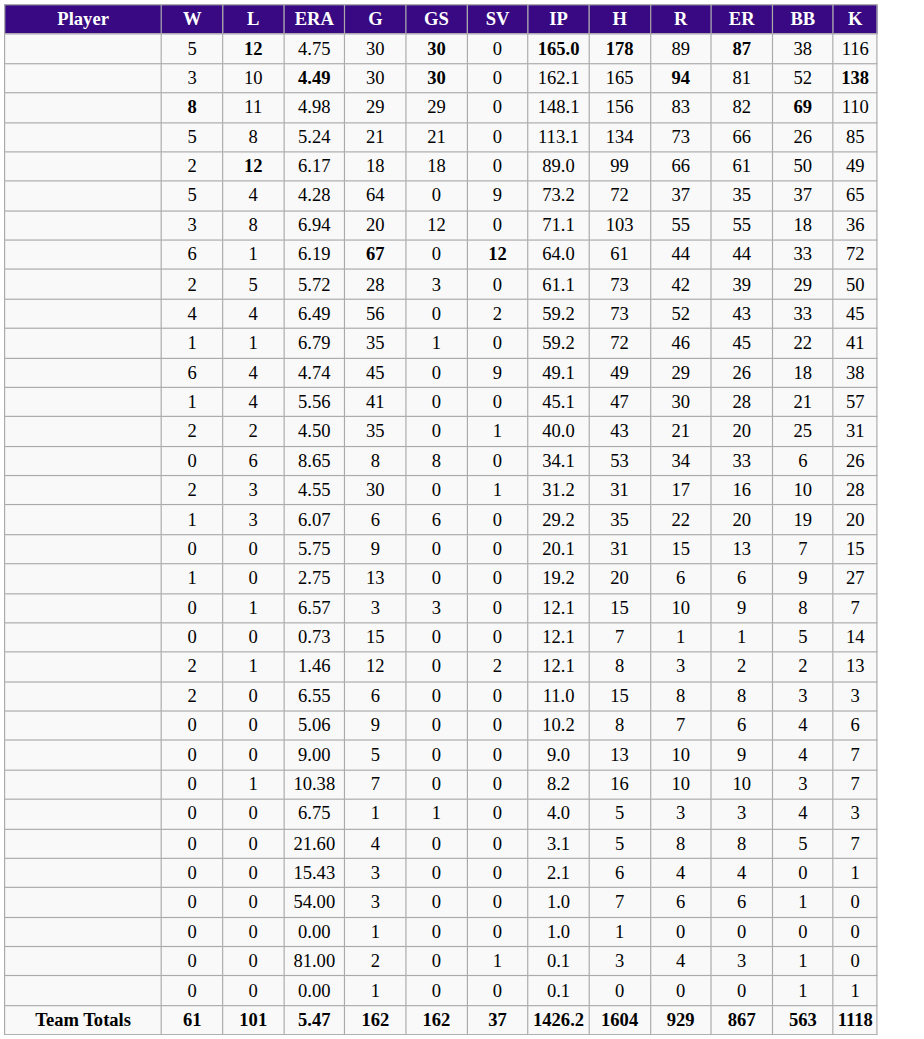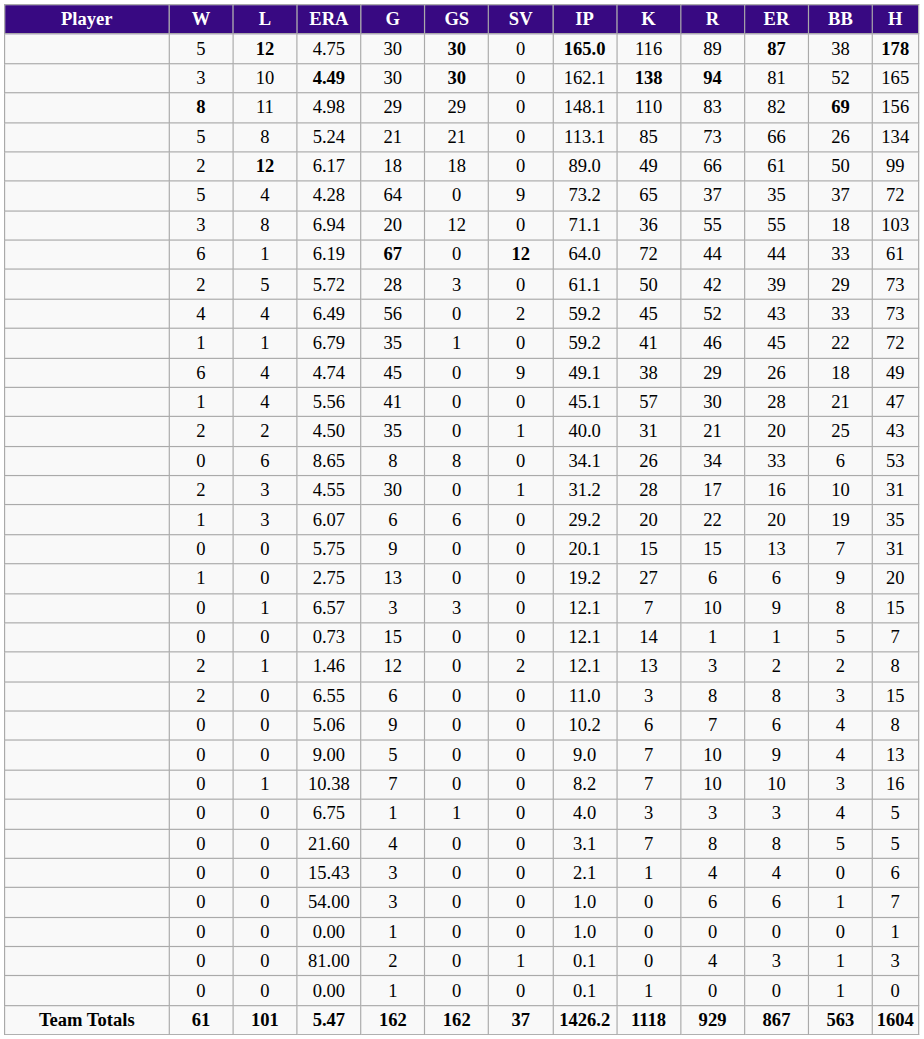columns swapped: (620, 19) <-> (855, 19)
